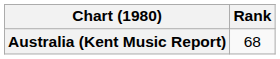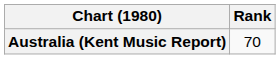(252, 41) 68 -> (252, 41) 70
